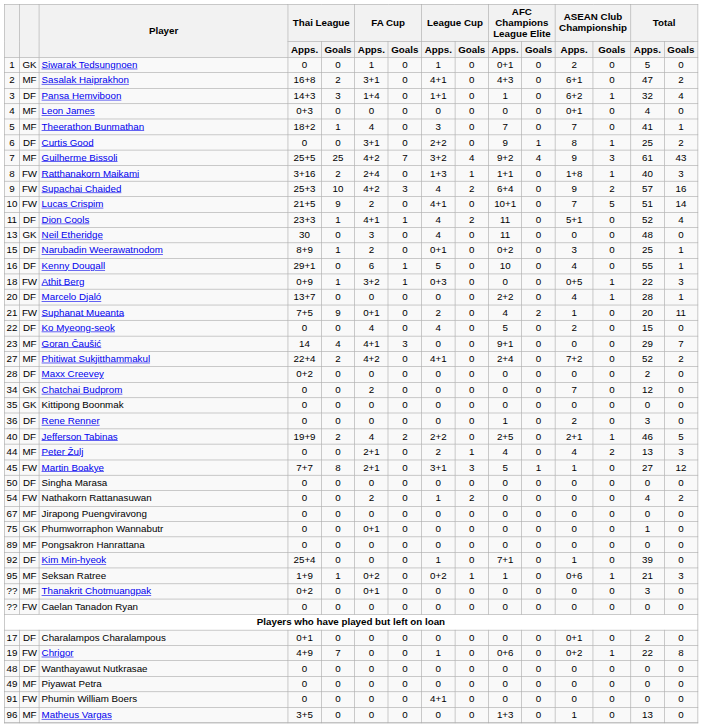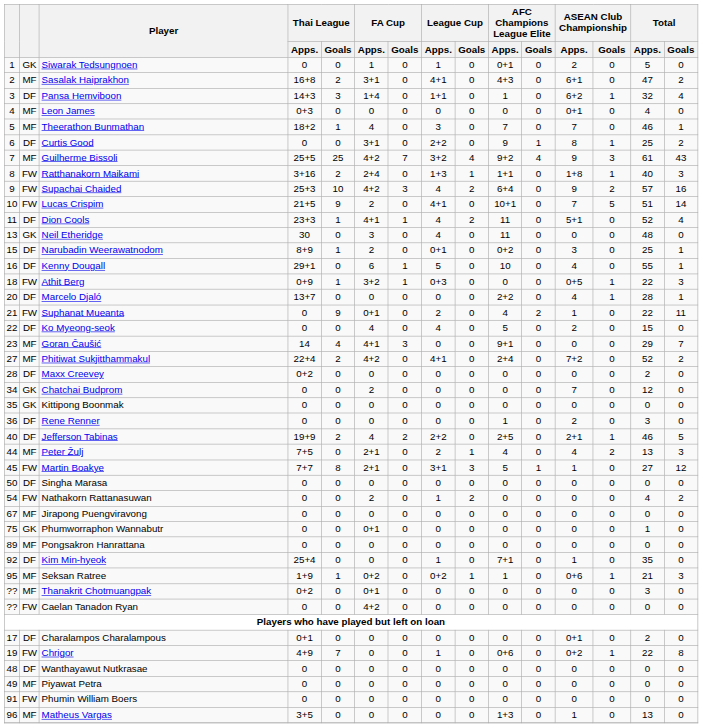(647, 127) 41 -> (647, 127) 46
(305, 312) 7+5 -> (305, 312) 0
(647, 312) 20 -> (647, 312) 22
(305, 452) 0 -> (305, 452) 7+5
(647, 560) 39 -> (647, 560) 35
(371, 606) 0 -> (371, 606) 4+2
(438, 699) 4+1 -> (438, 699) 0
